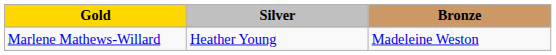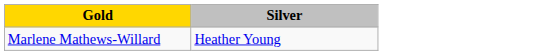- column: (460, 15)
